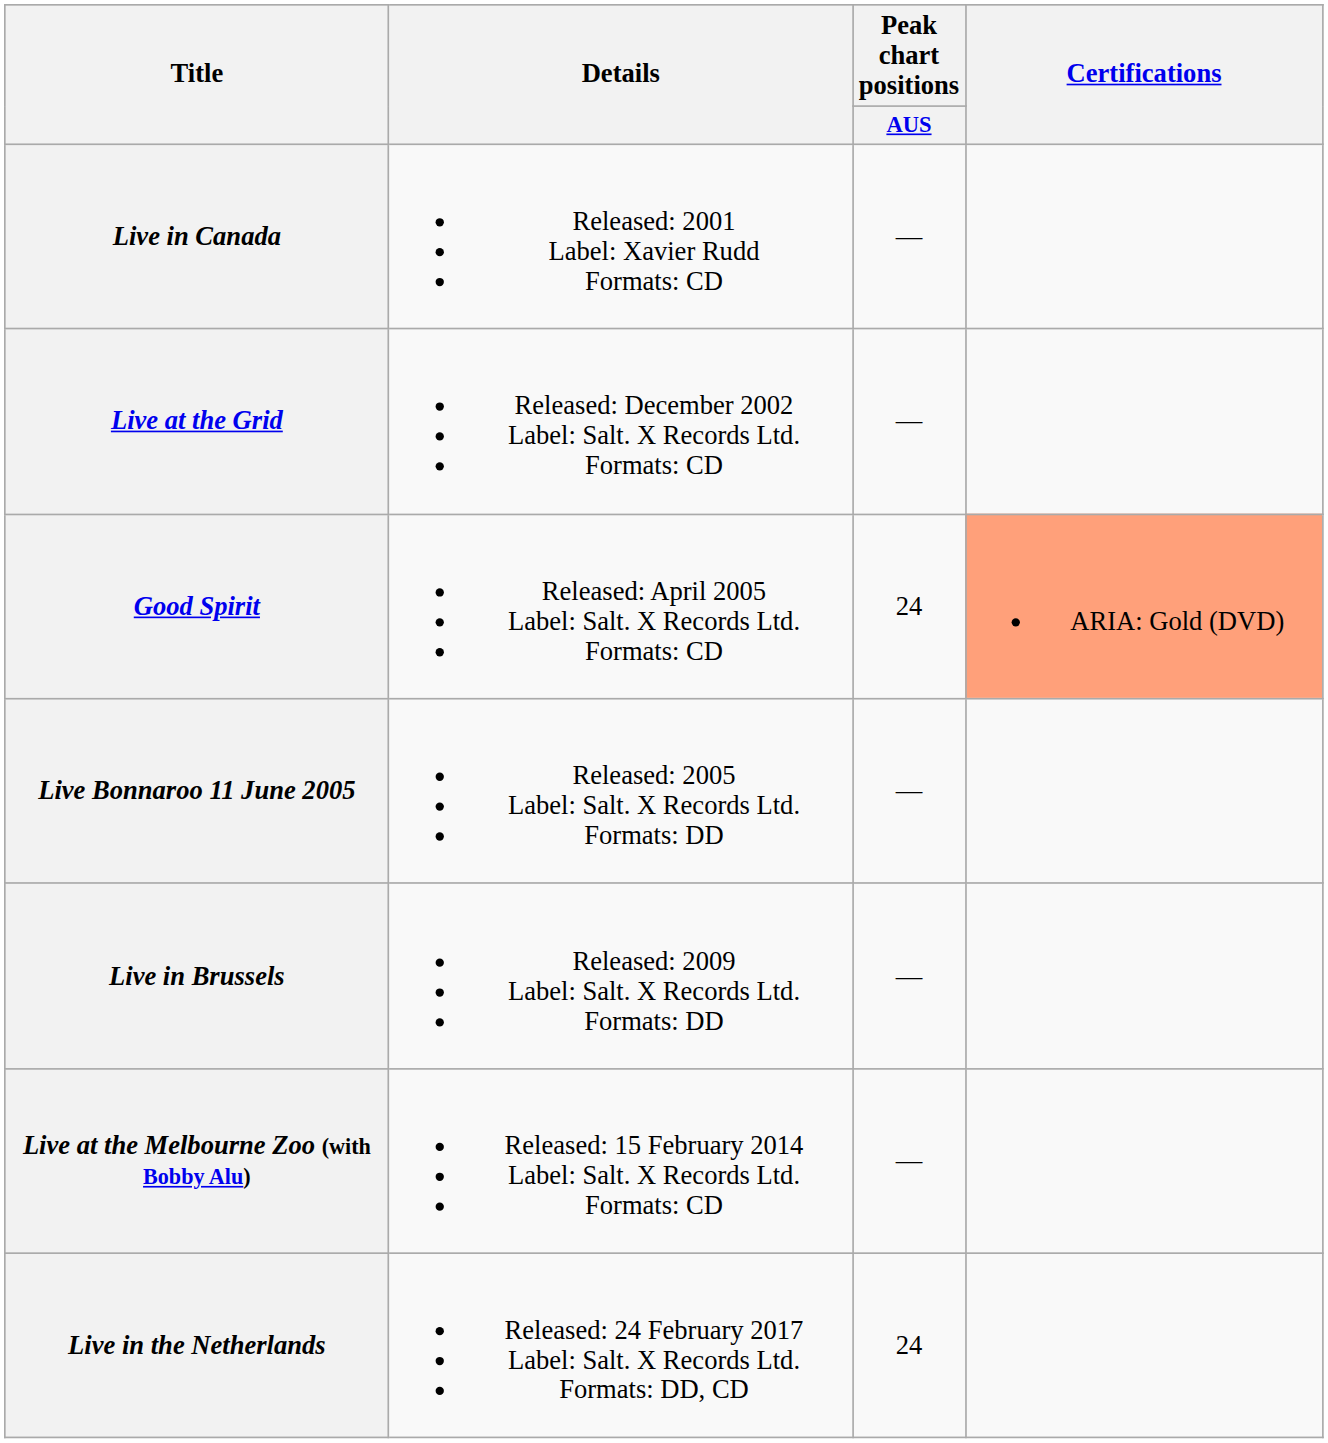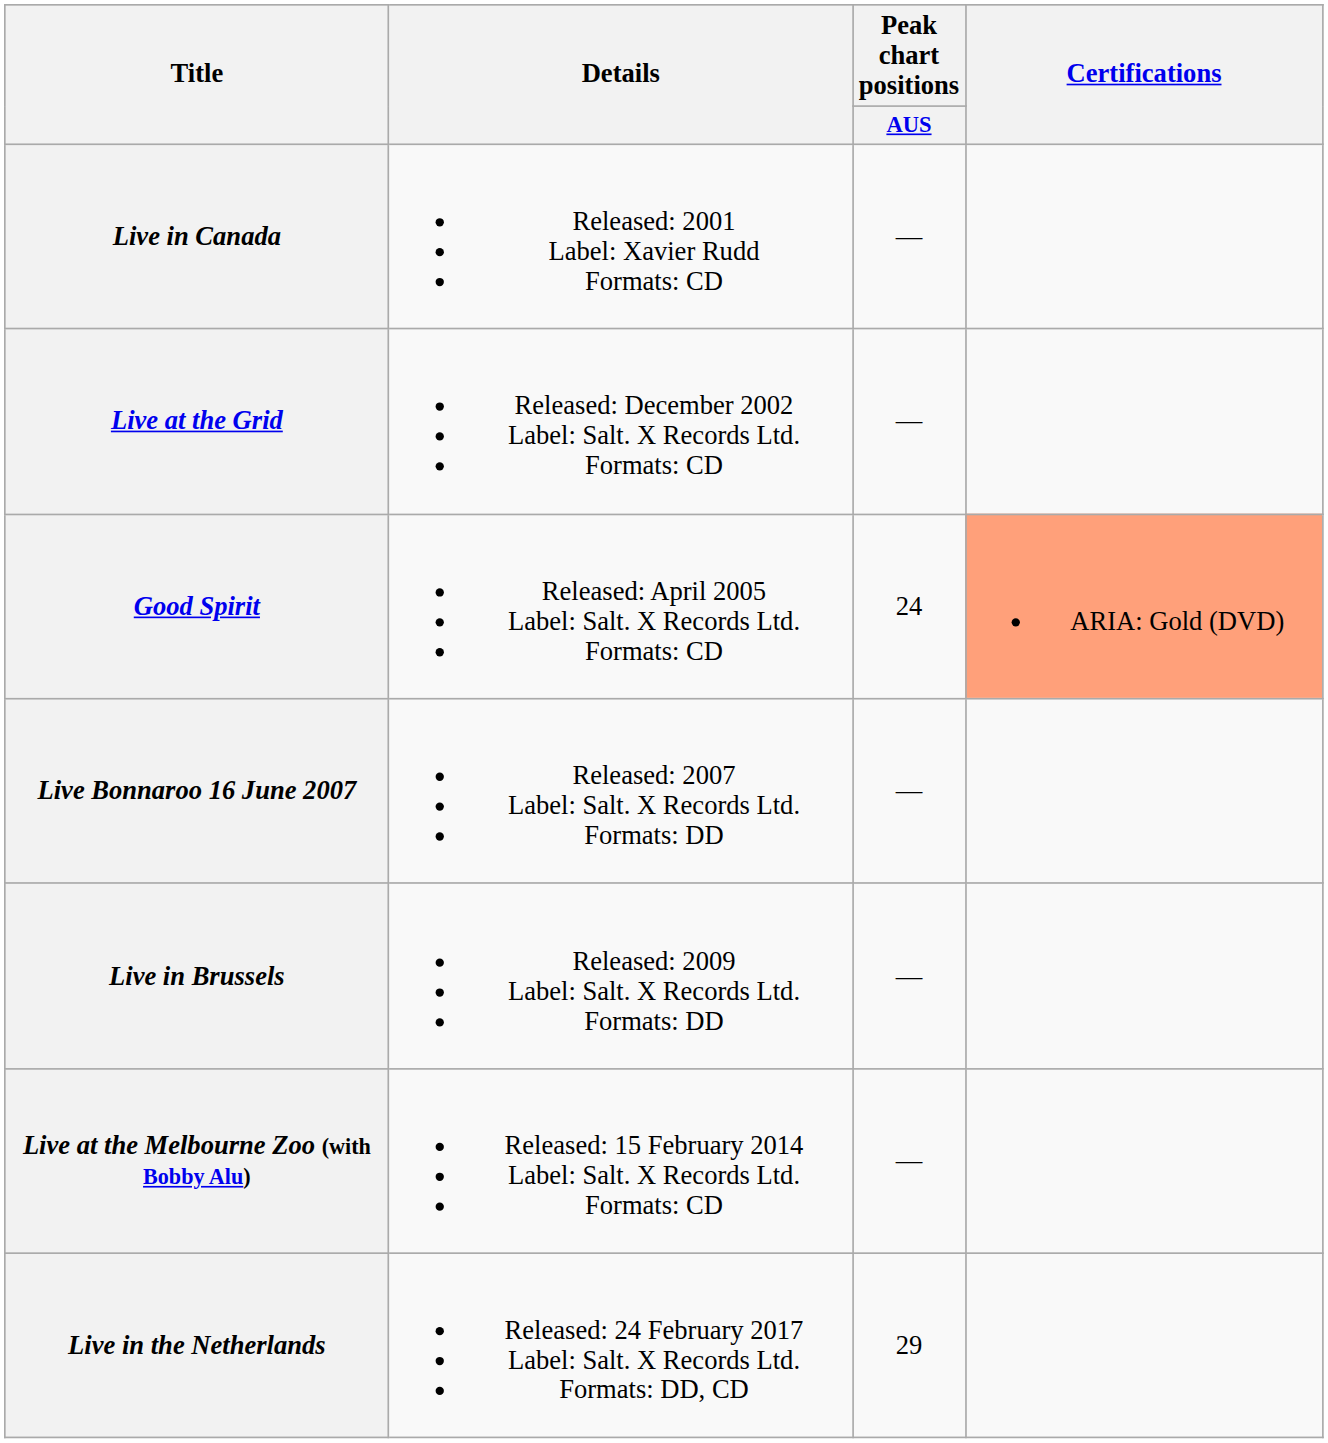- row: (197, 790)
+ row: (197, 790)
(909, 1345) 24 -> (909, 1345) 29
